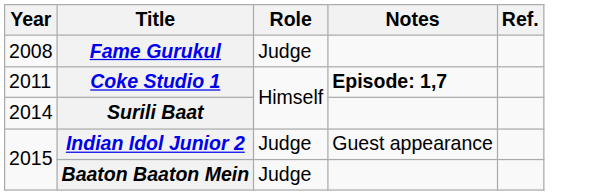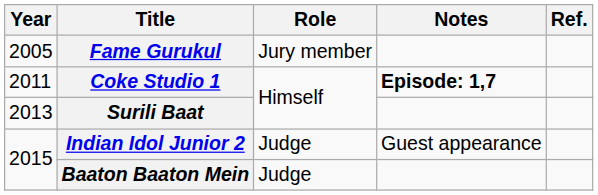(31, 50) 2008 -> (31, 50) 2005
(285, 50) Judge -> (315, 50) Jury member
(31, 112) 2014 -> (31, 112) 2013
